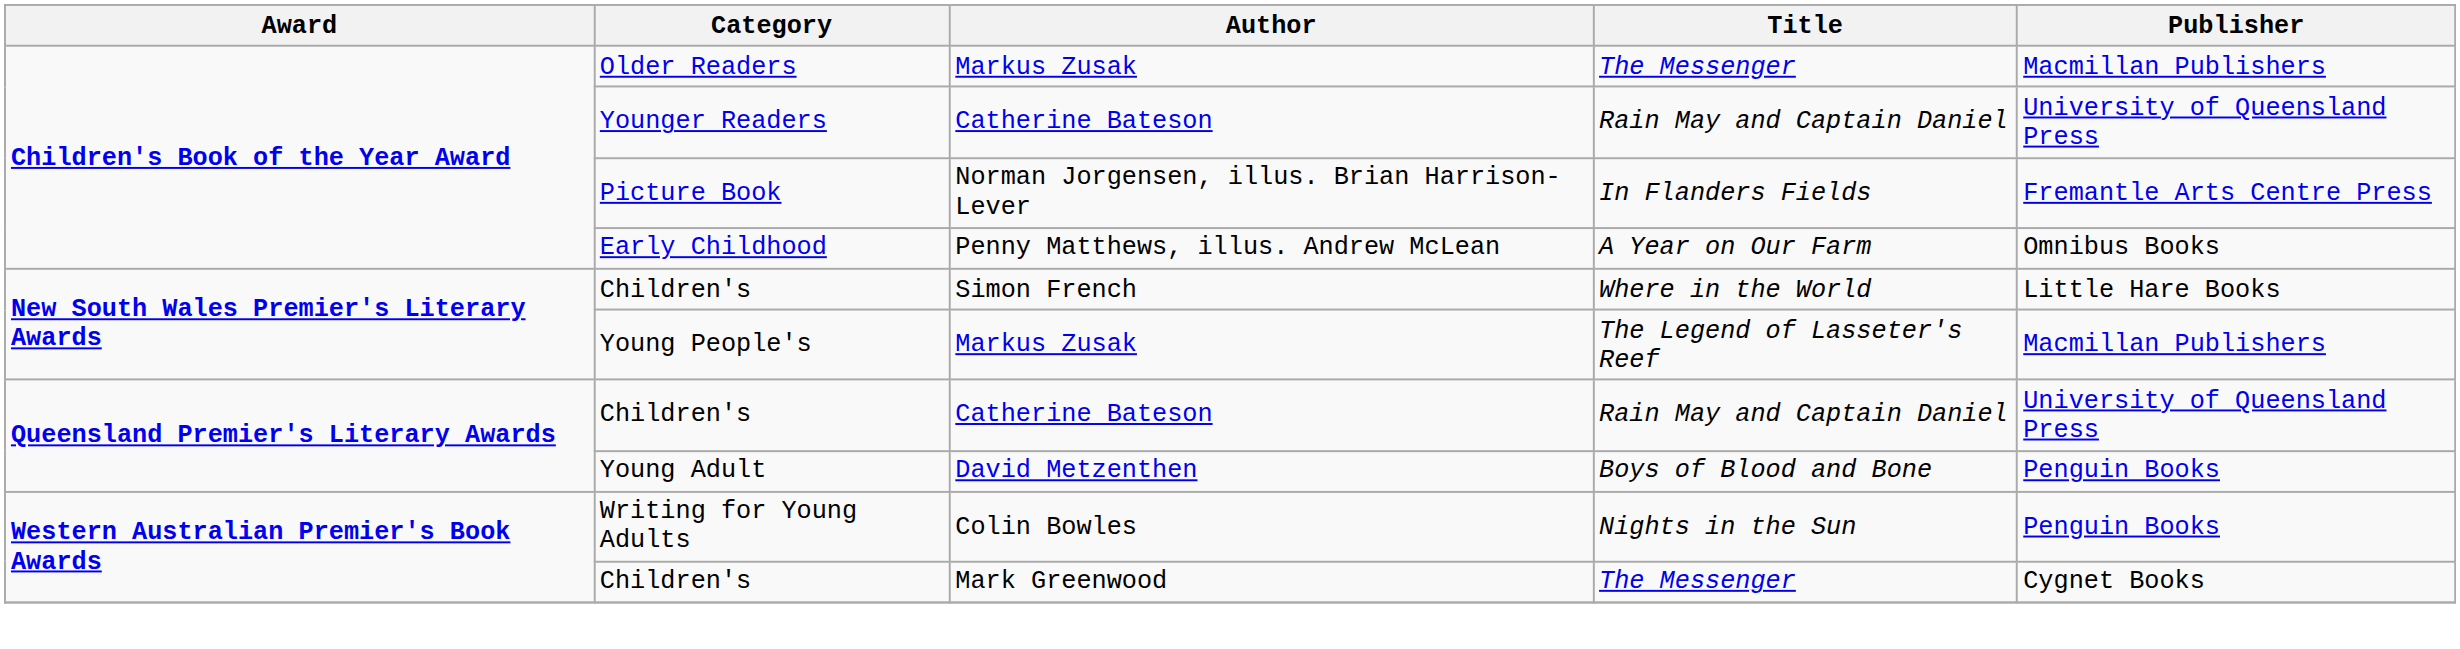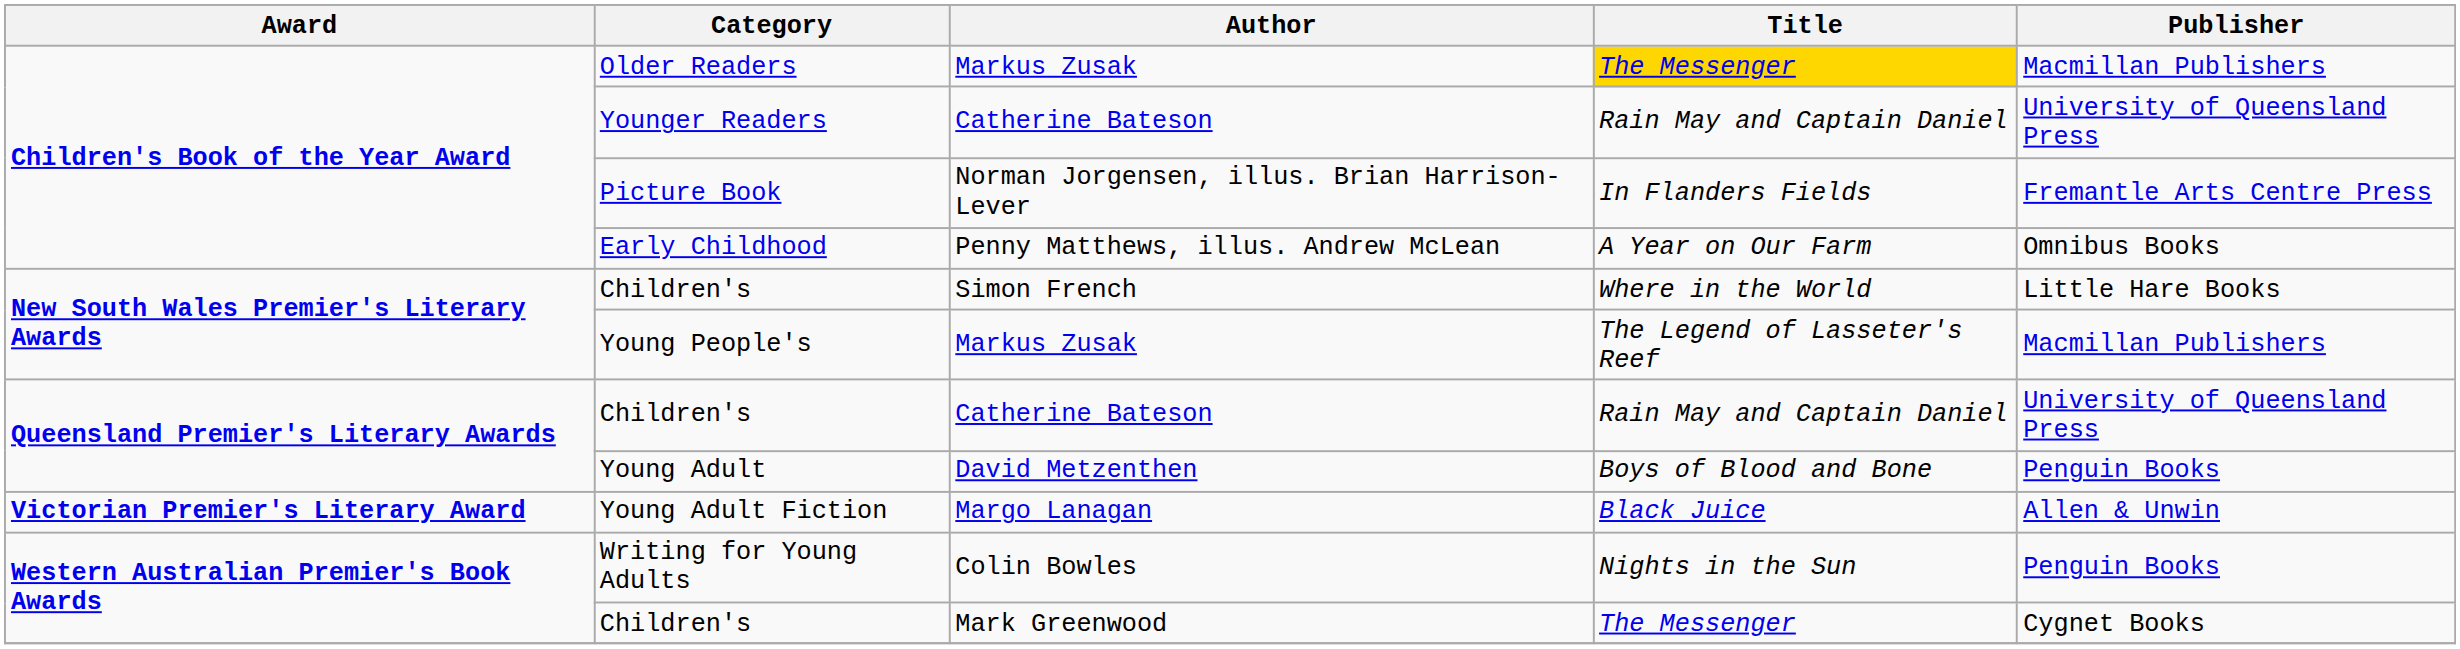(1697, 67) no background -> (1697, 67) gold background
+ row: (744, 512)
